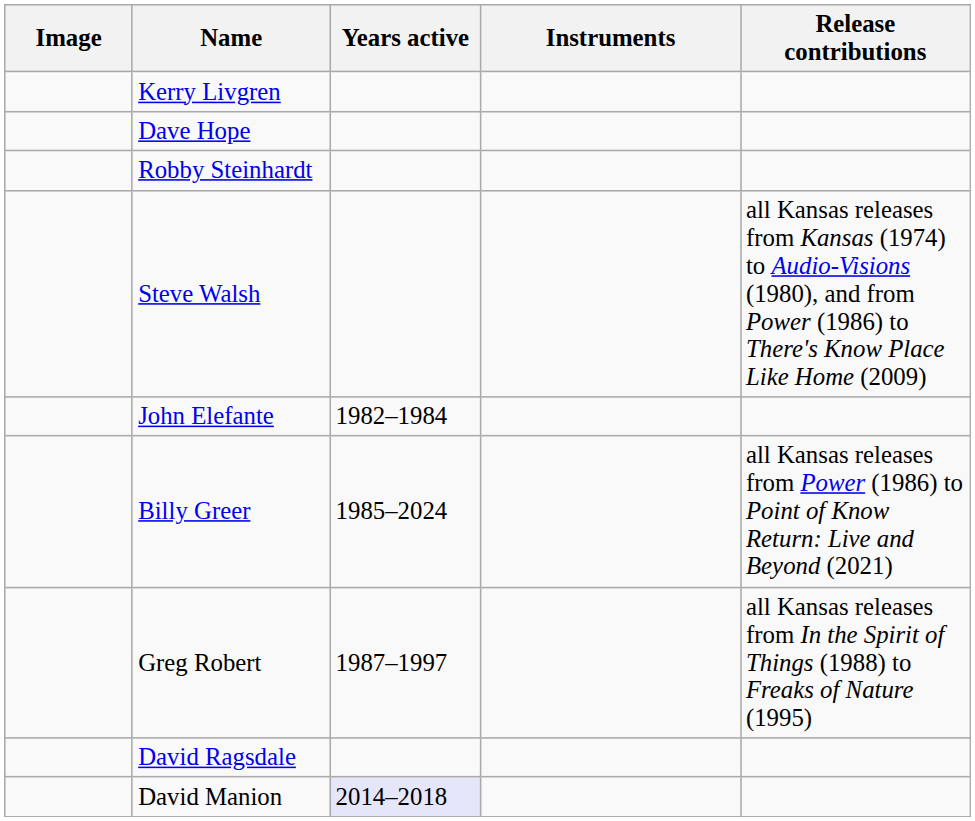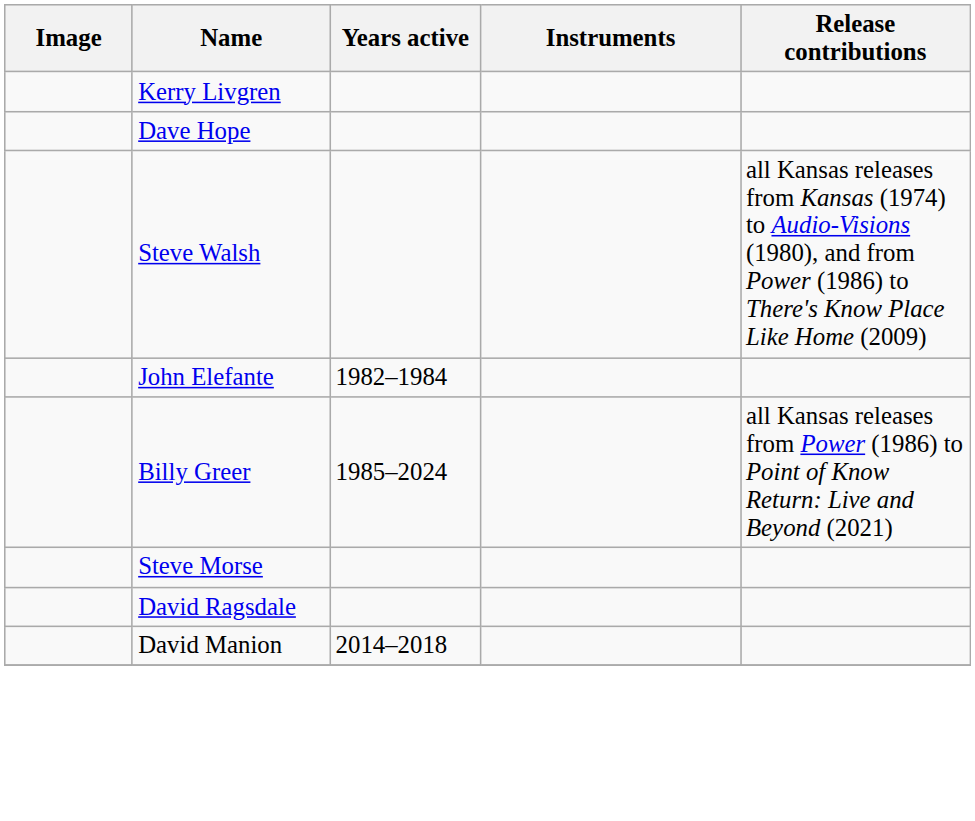- row: (225, 170)
+ row: (201, 567)
- row: (200, 662)
(391, 796) lavender background -> (391, 645) no background
